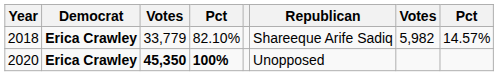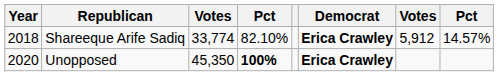columns swapped: (91, 16) <-> (323, 16)
(165, 38) 33,779 -> (213, 38) 33,774
(417, 38) 5,982 -> (417, 38) 5,912
(165, 60) bold -> (213, 60) normal
